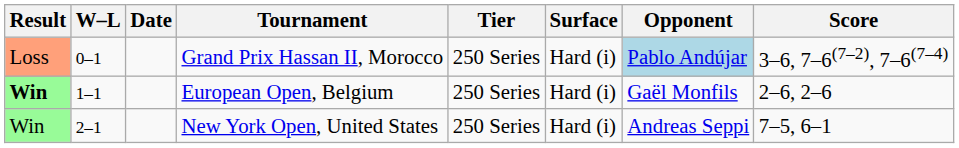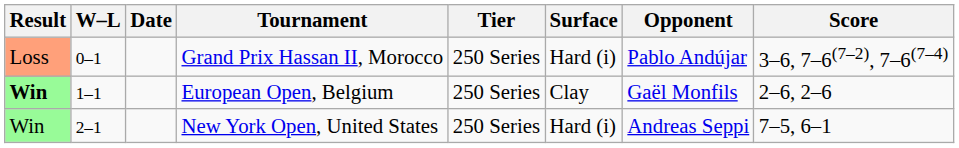(687, 56) lightblue background -> (687, 56) no background
(583, 92) Hard (i) -> (569, 92) Clay
